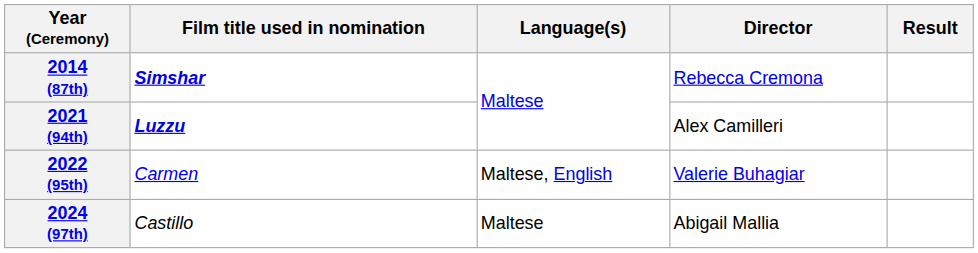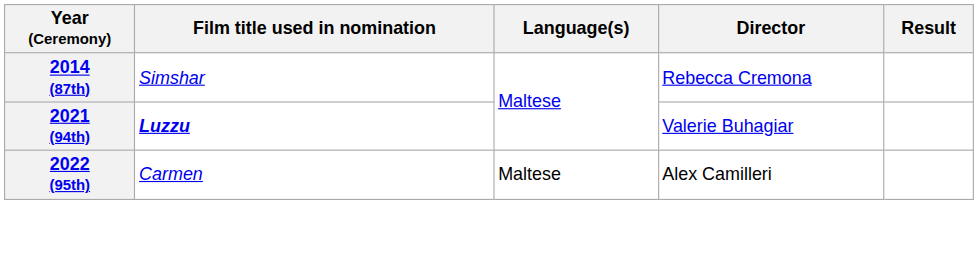(170, 77) bold -> (172, 77) normal
(728, 125) Alex Camilleri -> (728, 125) Valerie Buhagiar
(547, 174) Maltese, English -> (530, 174) Maltese
(739, 174) Valerie Buhagiar -> (717, 174) Alex Camilleri
- row: (67, 223)
